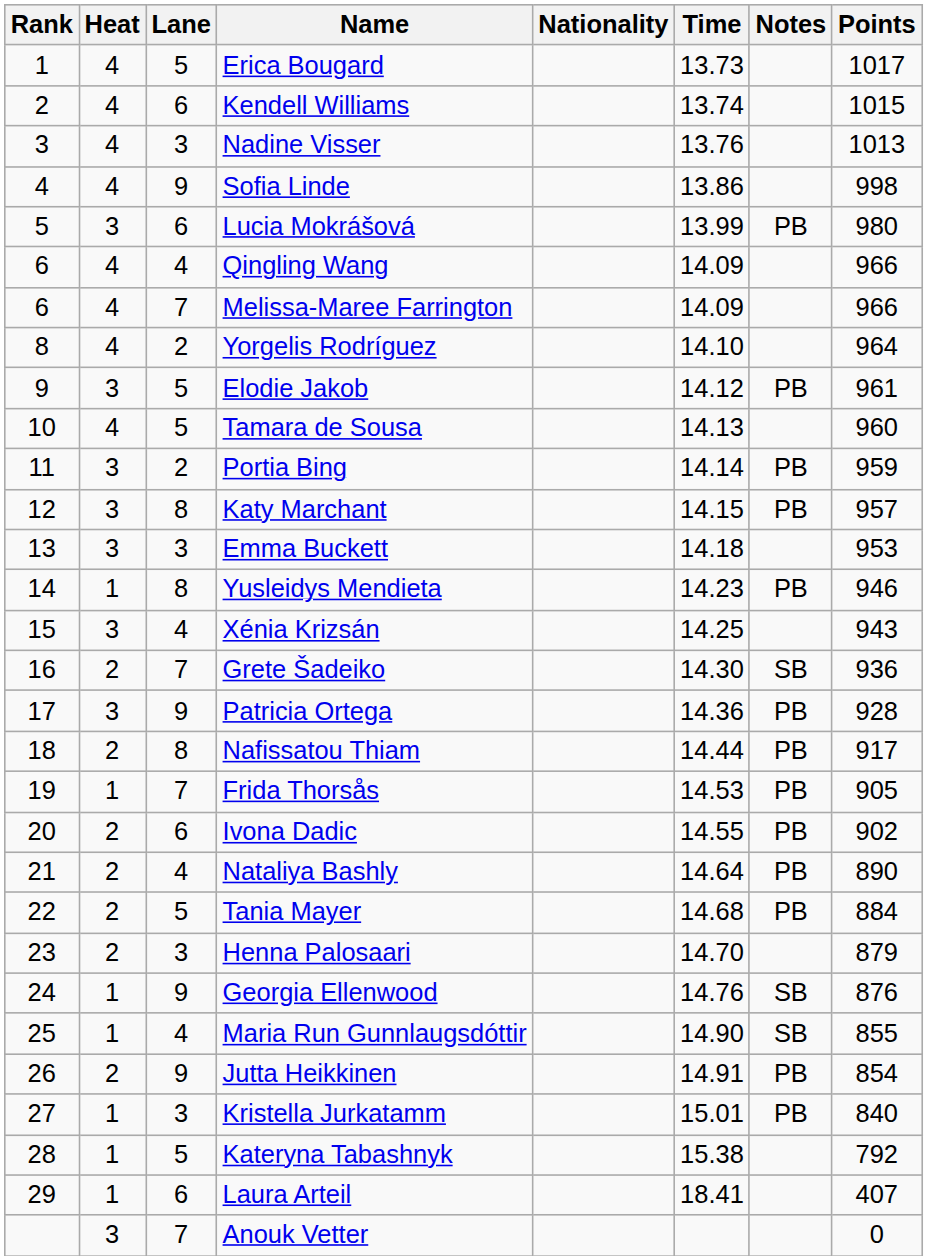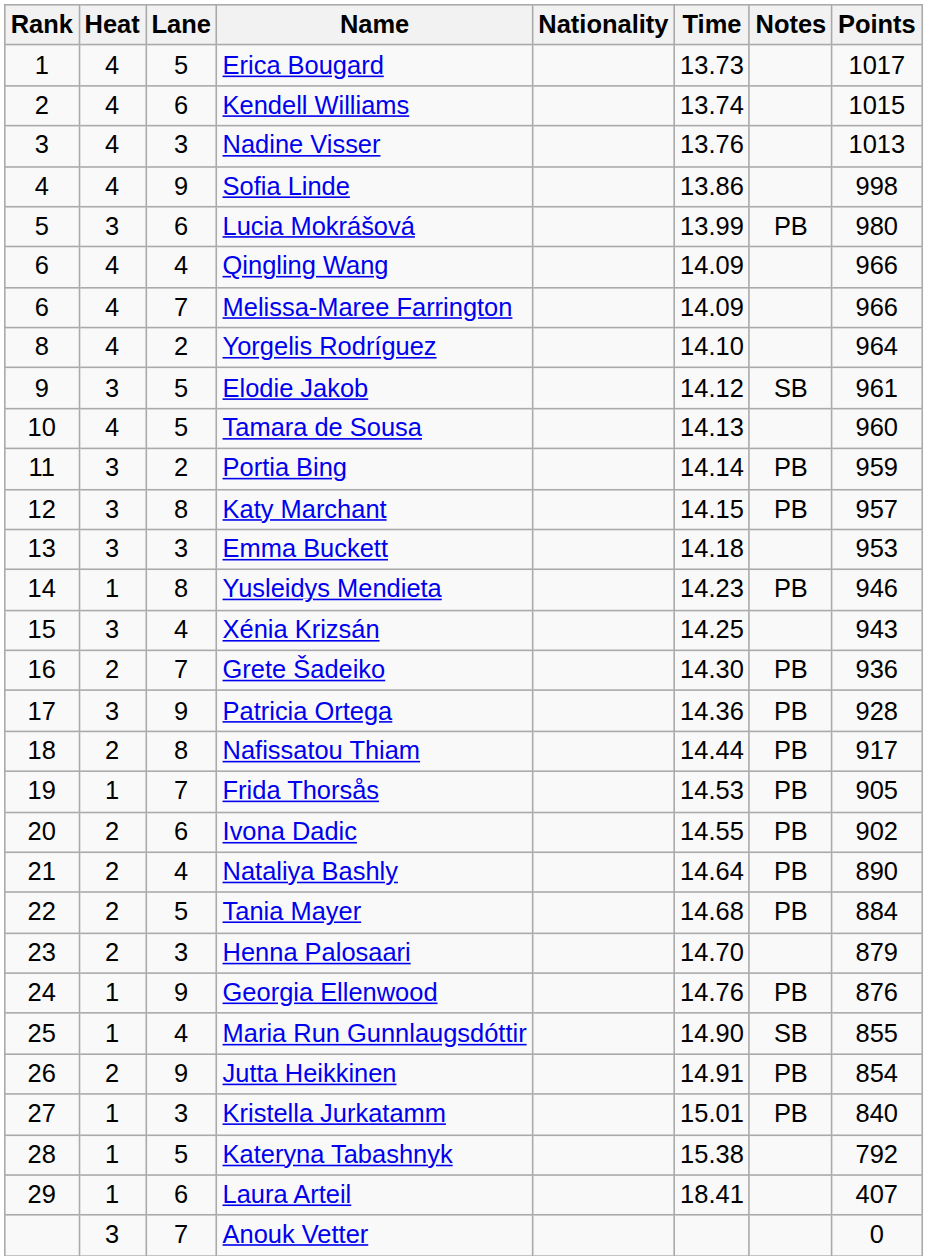(791, 387) PB -> (791, 387) SB
(791, 670) SB -> (791, 670) PB
(791, 992) SB -> (791, 992) PB
